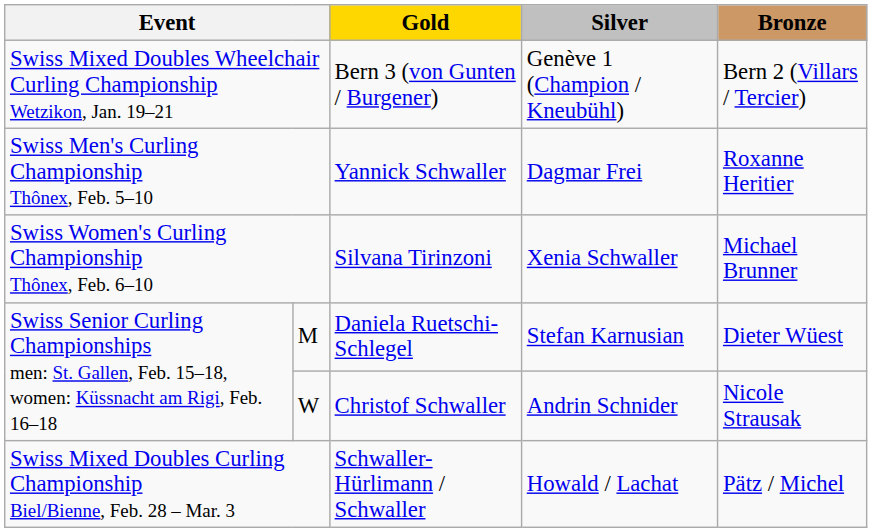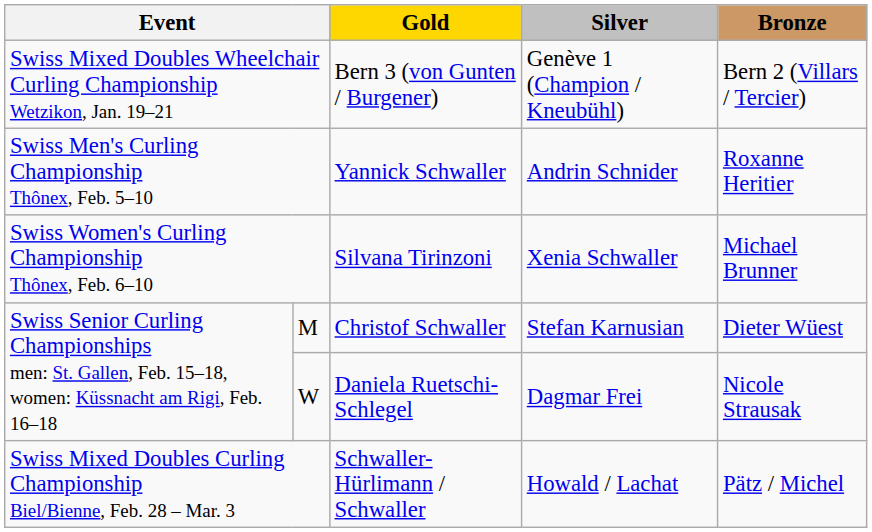(585, 171) Dagmar Frei -> (602, 171) Andrin Schnider
(416, 336) Daniela Ruetschi-Schlegel -> (420, 327) Christof Schwaller
(420, 405) Christof Schwaller -> (416, 396) Daniela Ruetschi-Schlegel
(602, 405) Andrin Schnider -> (585, 396) Dagmar Frei
